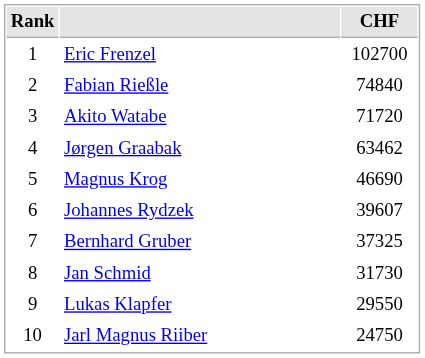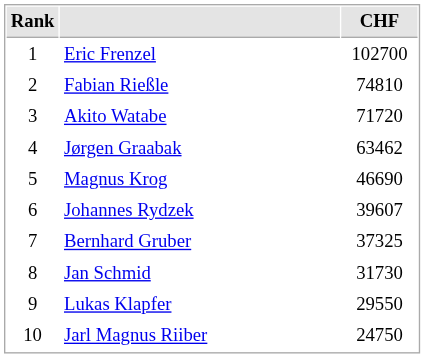(380, 85) 74840 -> (380, 85) 74810
